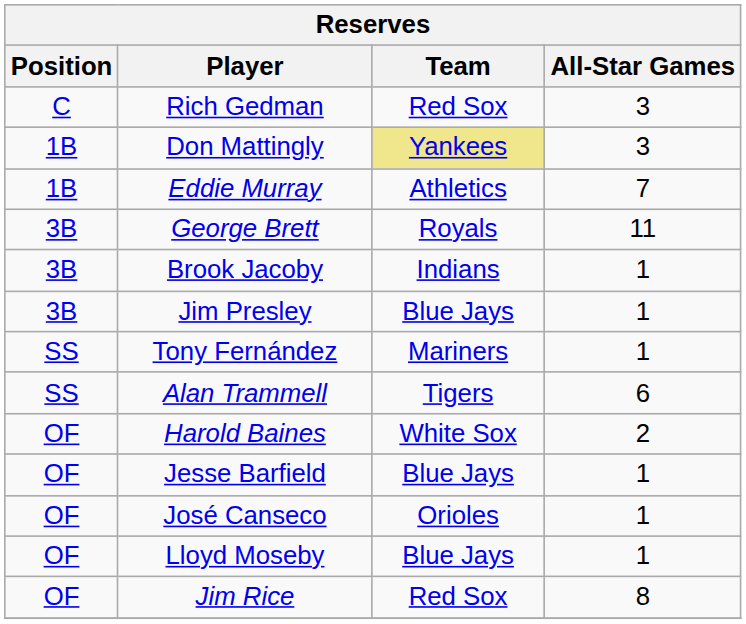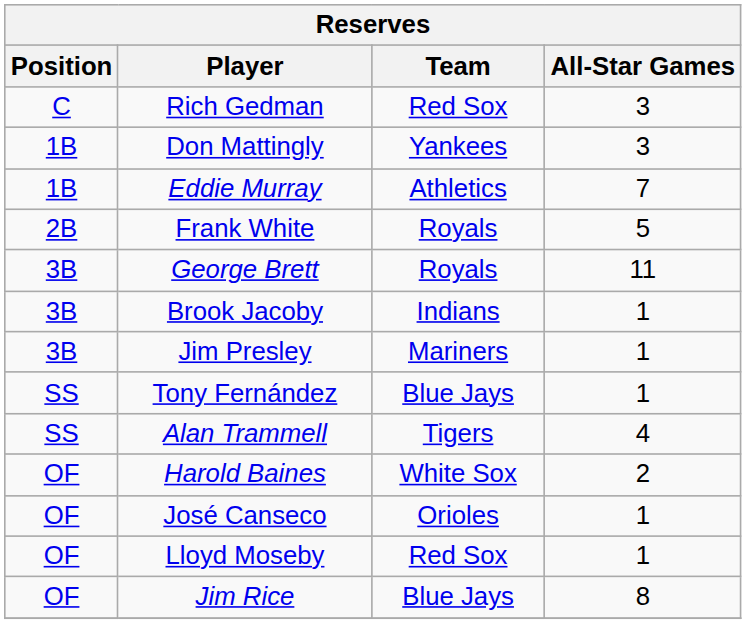(458, 147) khaki background -> (458, 147) no background
+ row: (245, 229)
(458, 310) Blue Jays -> (458, 351) Mariners
(458, 351) Mariners -> (458, 392) Blue Jays
(643, 392) 6 -> (643, 433) 4
- row: (245, 474)
(458, 556) Blue Jays -> (458, 556) Red Sox
(458, 596) Red Sox -> (458, 596) Blue Jays
